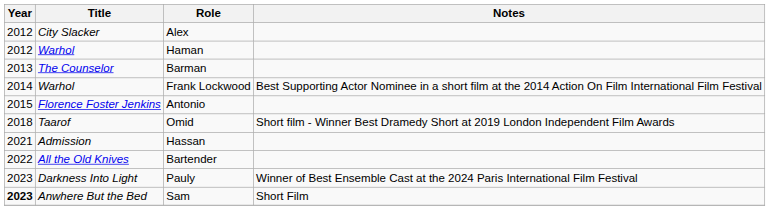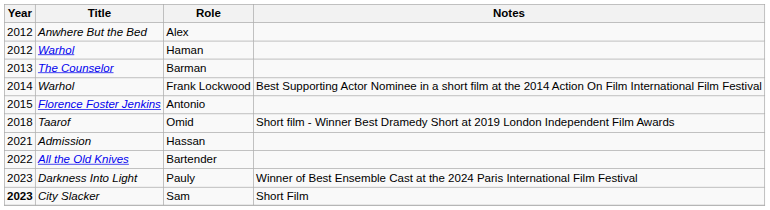(69, 31) City Slacker -> (92, 31) Anwhere But the Bed
(92, 196) Anwhere But the Bed -> (69, 196) City Slacker
